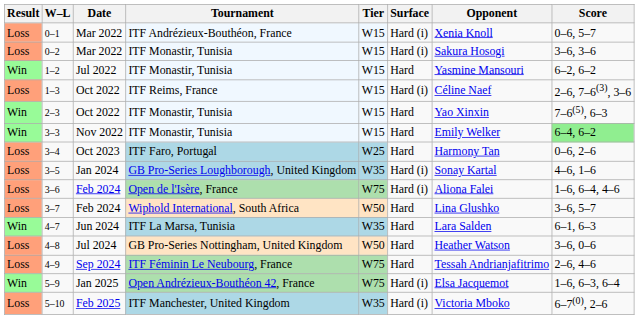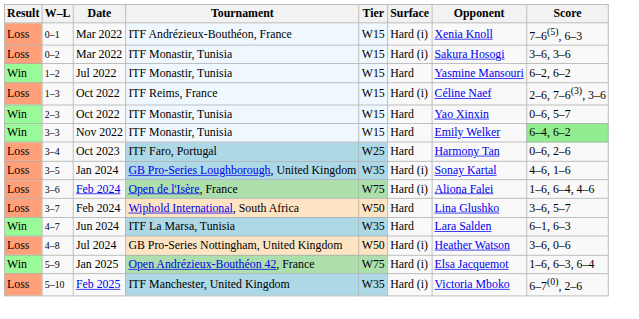(575, 32) 0–6, 5–7 -> (556, 34) 7–6(5), 6–3
(581, 112) 7–6(5), 6–3 -> (550, 114) 0–6, 5–7
(402, 245) Hard -> (409, 245) Hard (i)
- row: (52, 265)
